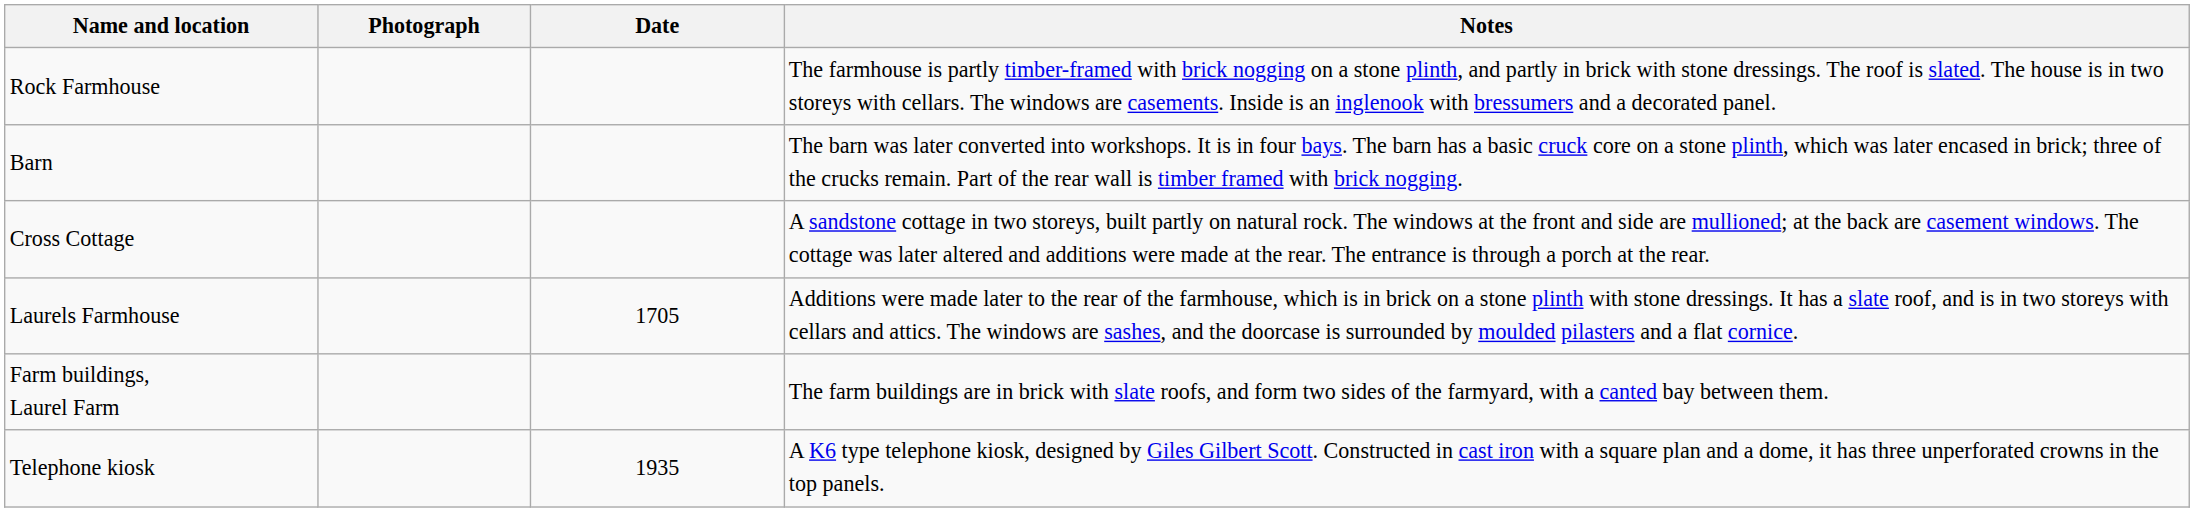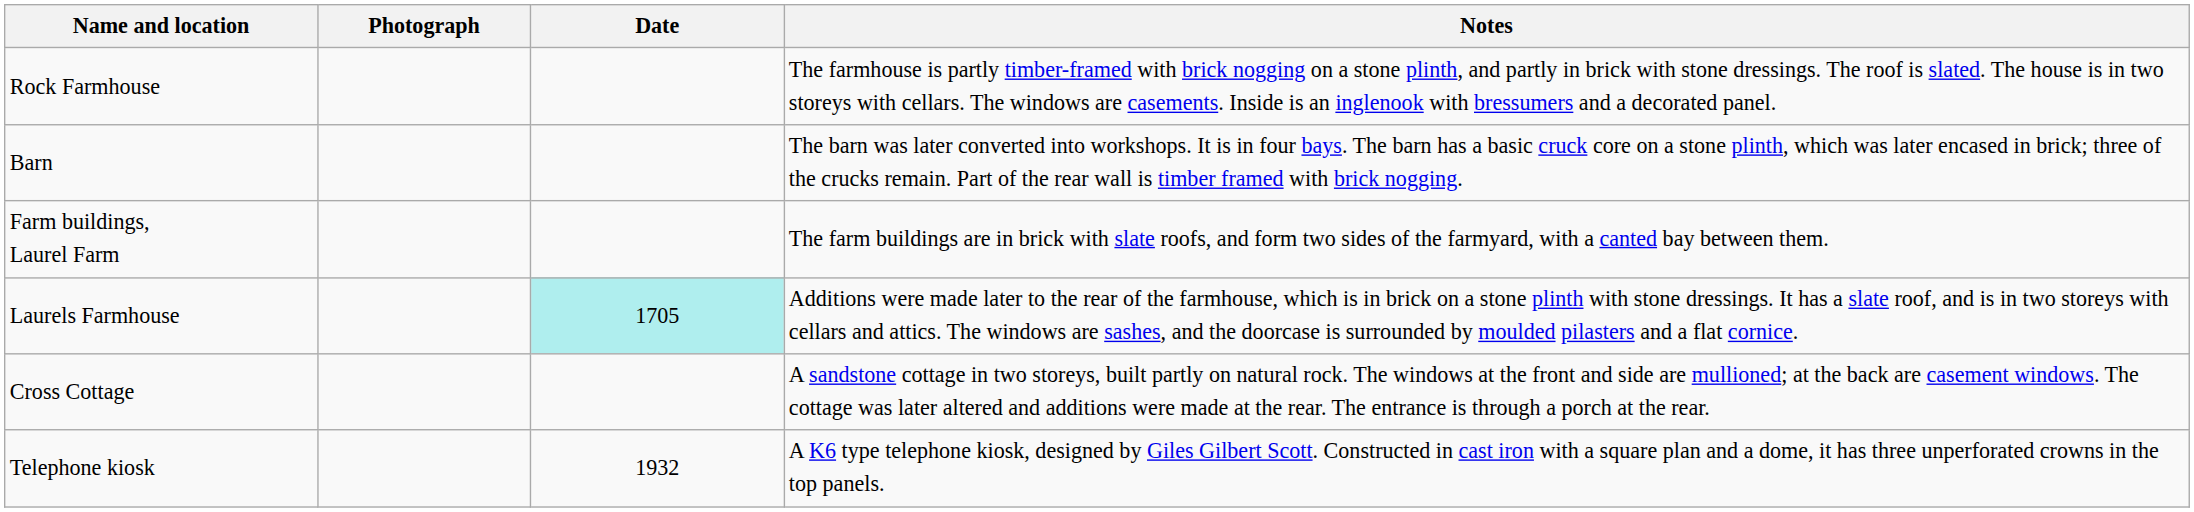rows swapped: (72, 238) <-> (80, 391)
(657, 315) no background -> (657, 315) paleturquoise background
(657, 468) 1935 -> (657, 468) 1932
